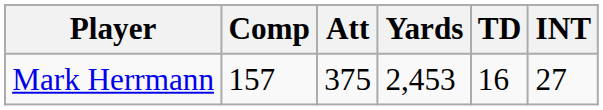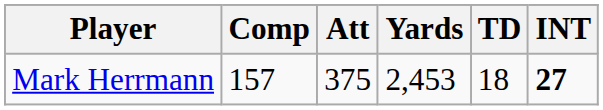(493, 78) 16 -> (493, 78) 18
(551, 78) normal -> (551, 78) bold
